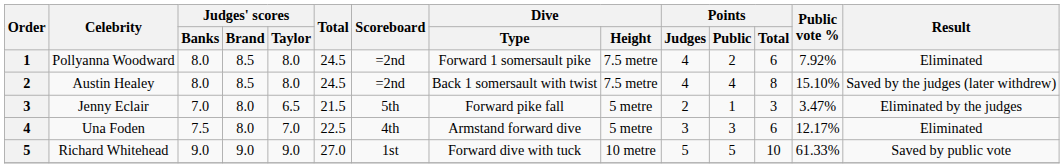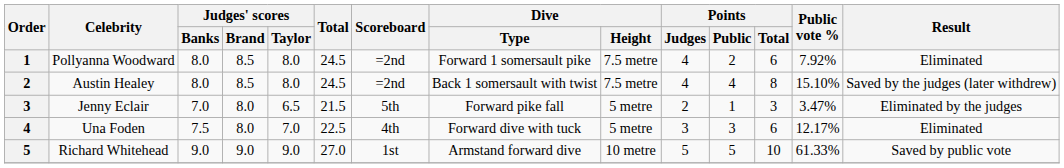(515, 128) Armstand forward dive -> (515, 128) Forward dive with tuck
(515, 151) Forward dive with tuck -> (515, 151) Armstand forward dive
